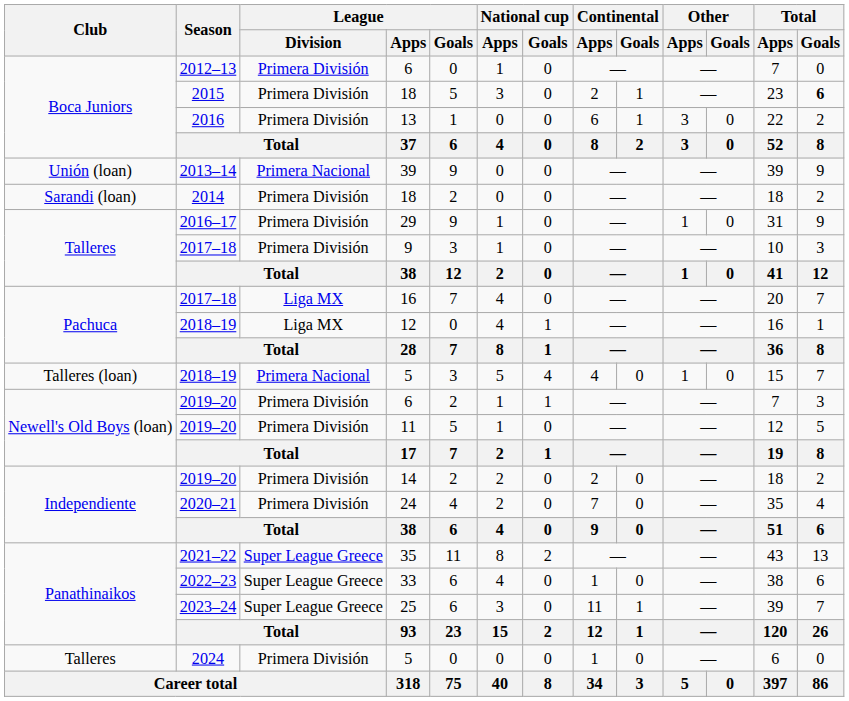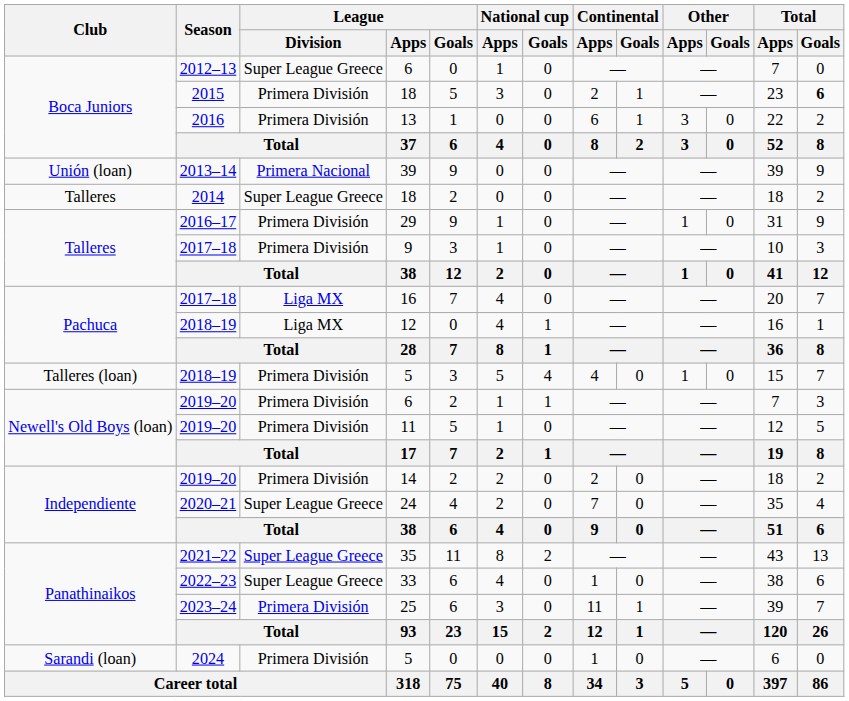(313, 68) Primera División -> (313, 68) Super League Greece
(90, 196) Sarandi (loan) -> (90, 196) Talleres
(313, 196) Primera División -> (313, 196) Super League Greece
(313, 376) Primera Nacional -> (313, 376) Primera División
(313, 504) Primera División -> (313, 504) Super League Greece
(313, 606) Super League Greece -> (313, 606) Primera División
(90, 658) Talleres -> (90, 658) Sarandi (loan)
